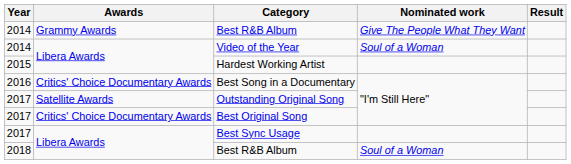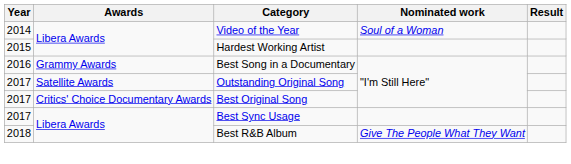- row: (19, 30)
(124, 82) Critics' Choice Documentary Awards -> (76, 64) Grammy Awards
(402, 151) Soul of a Woman -> (442, 133) Give The People What They Want
